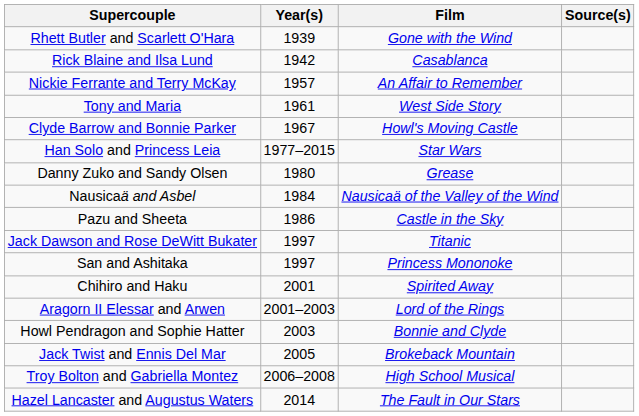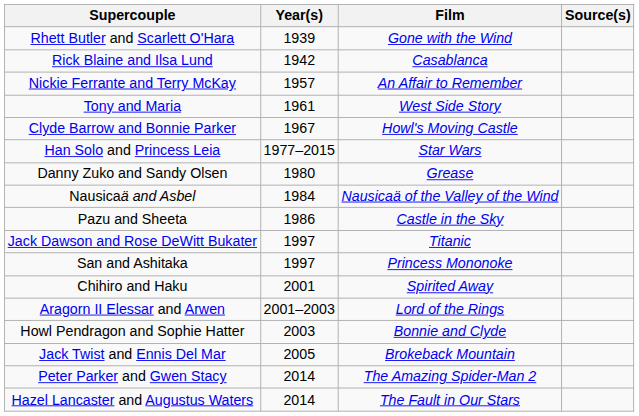- row: (132, 377)
+ row: (132, 377)
